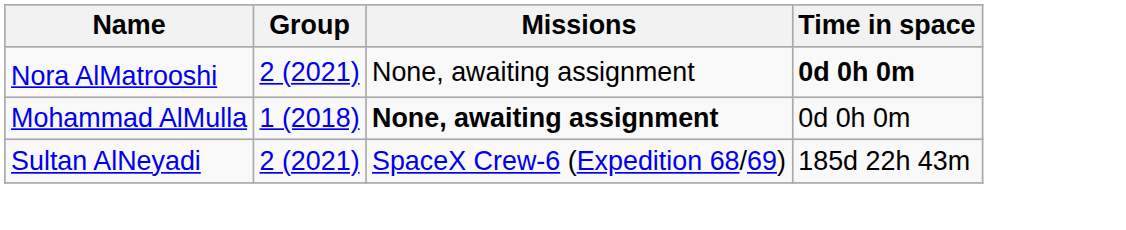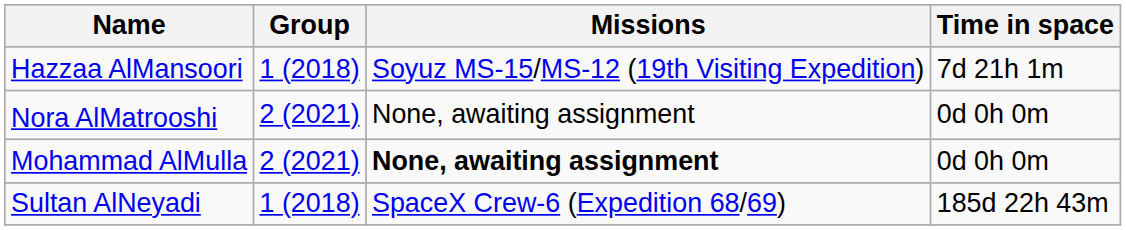+ row: (127, 68)
(857, 72) bold -> (993, 114) normal
(310, 118) 1 (2018) -> (310, 160) 2 (2021)
(310, 160) 2 (2021) -> (310, 203) 1 (2018)
